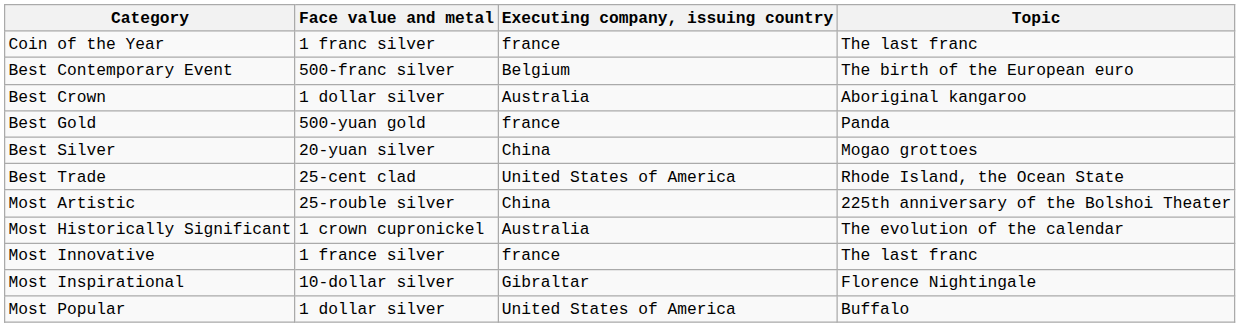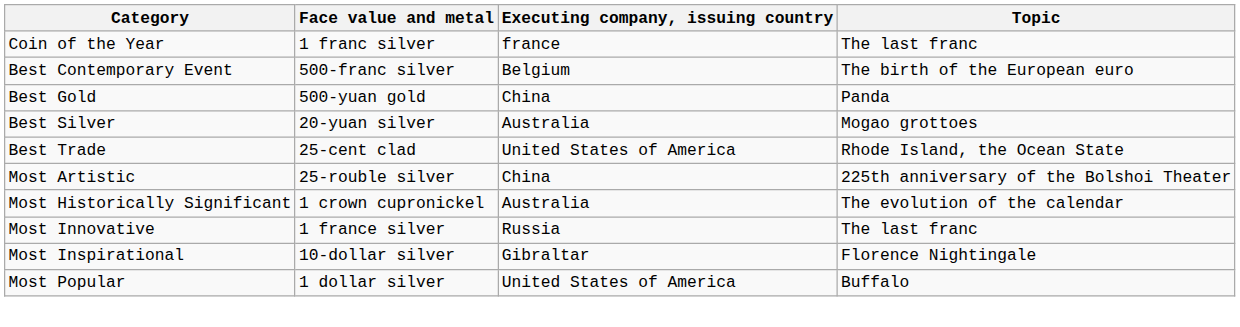- row: (57, 97)
(531, 124) france -> (526, 97) China
(526, 150) China -> (546, 124) Australia
(531, 256) france -> (531, 230) Russia
